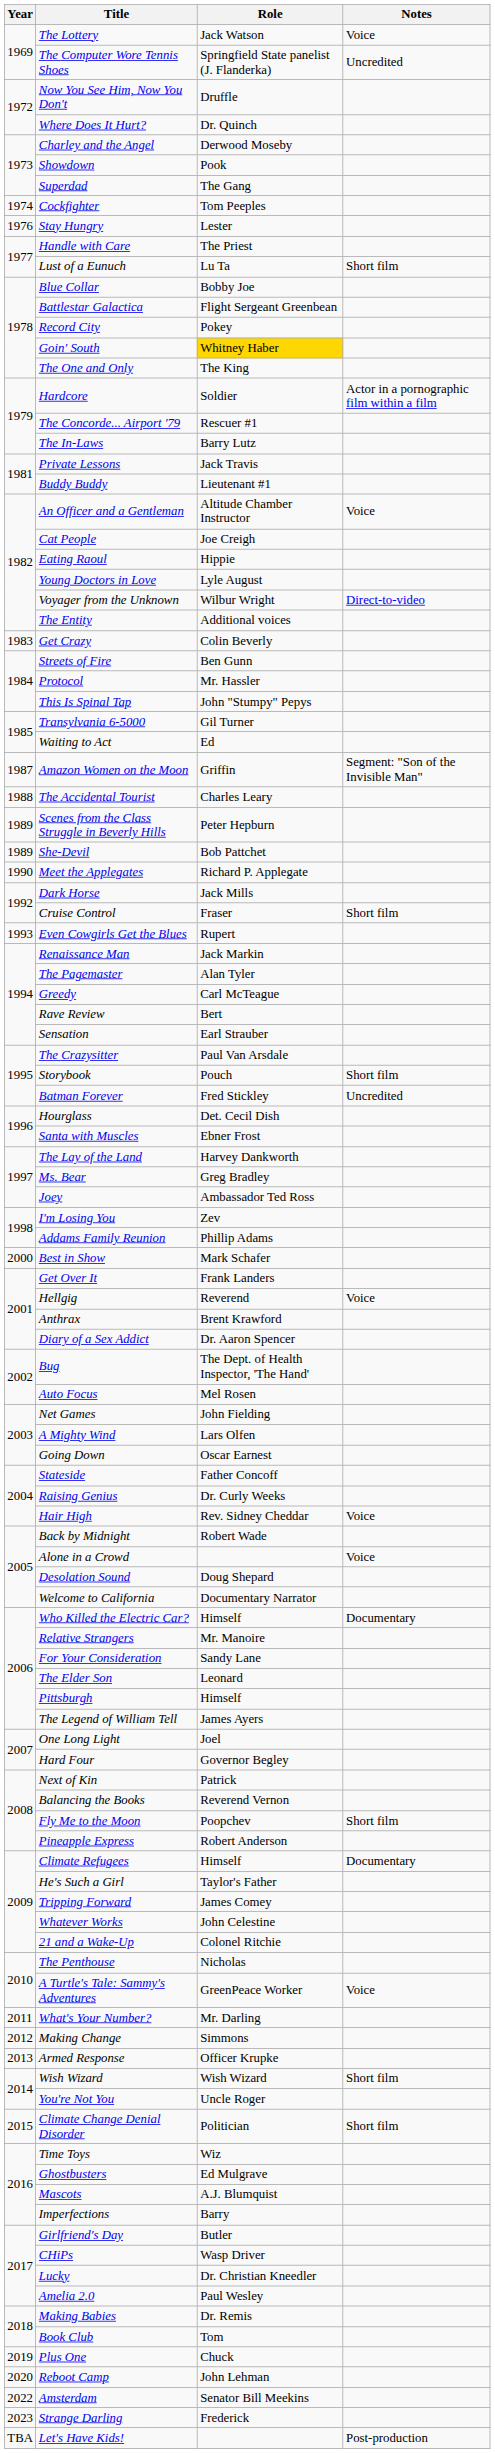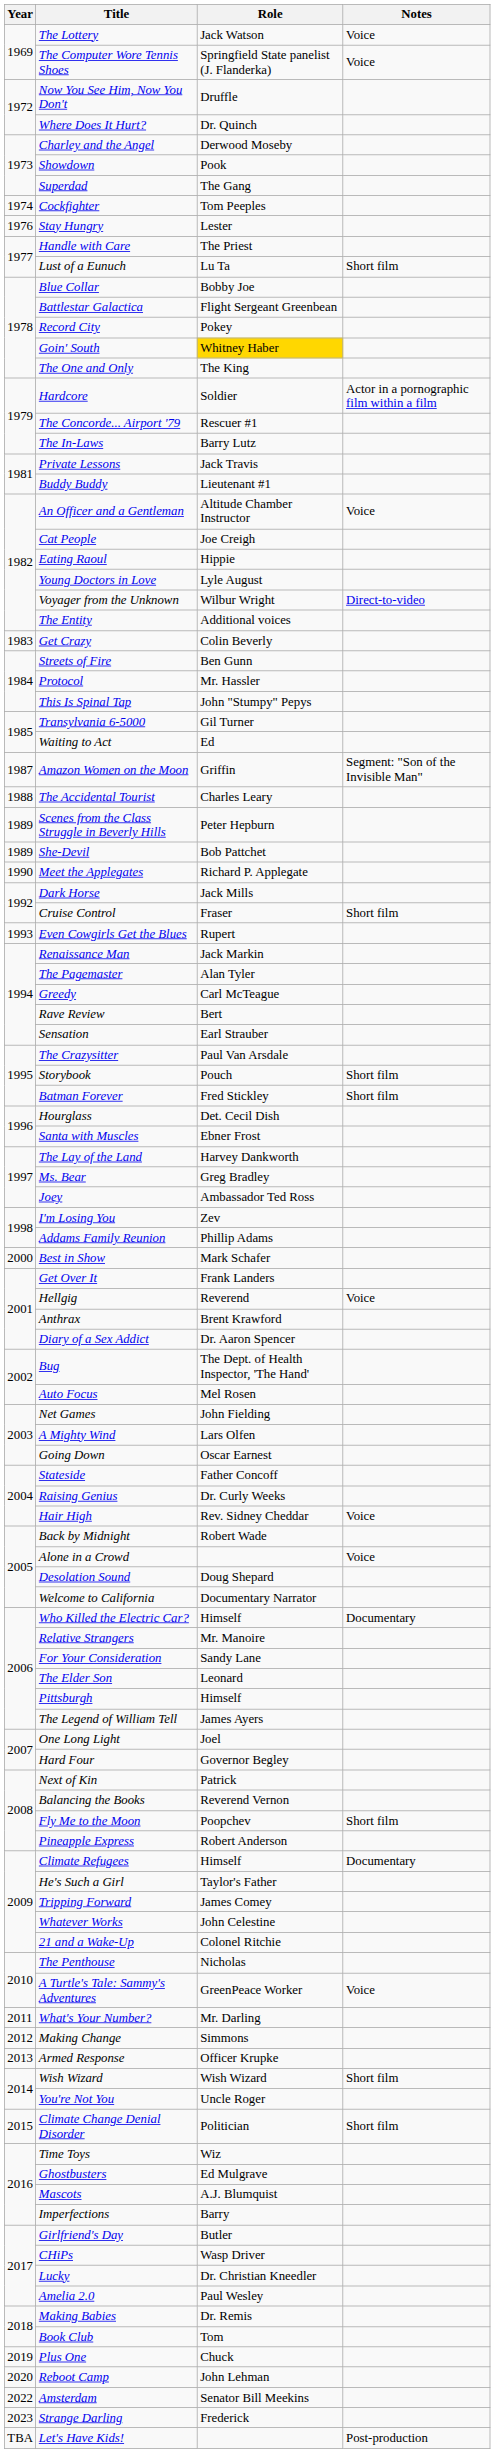(374, 62) Uncredited -> (361, 62) Voice
(374, 1095) Uncredited -> (372, 1095) Short film
